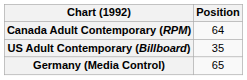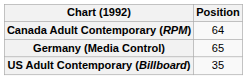rows swapped: (99, 65) <-> (99, 48)
